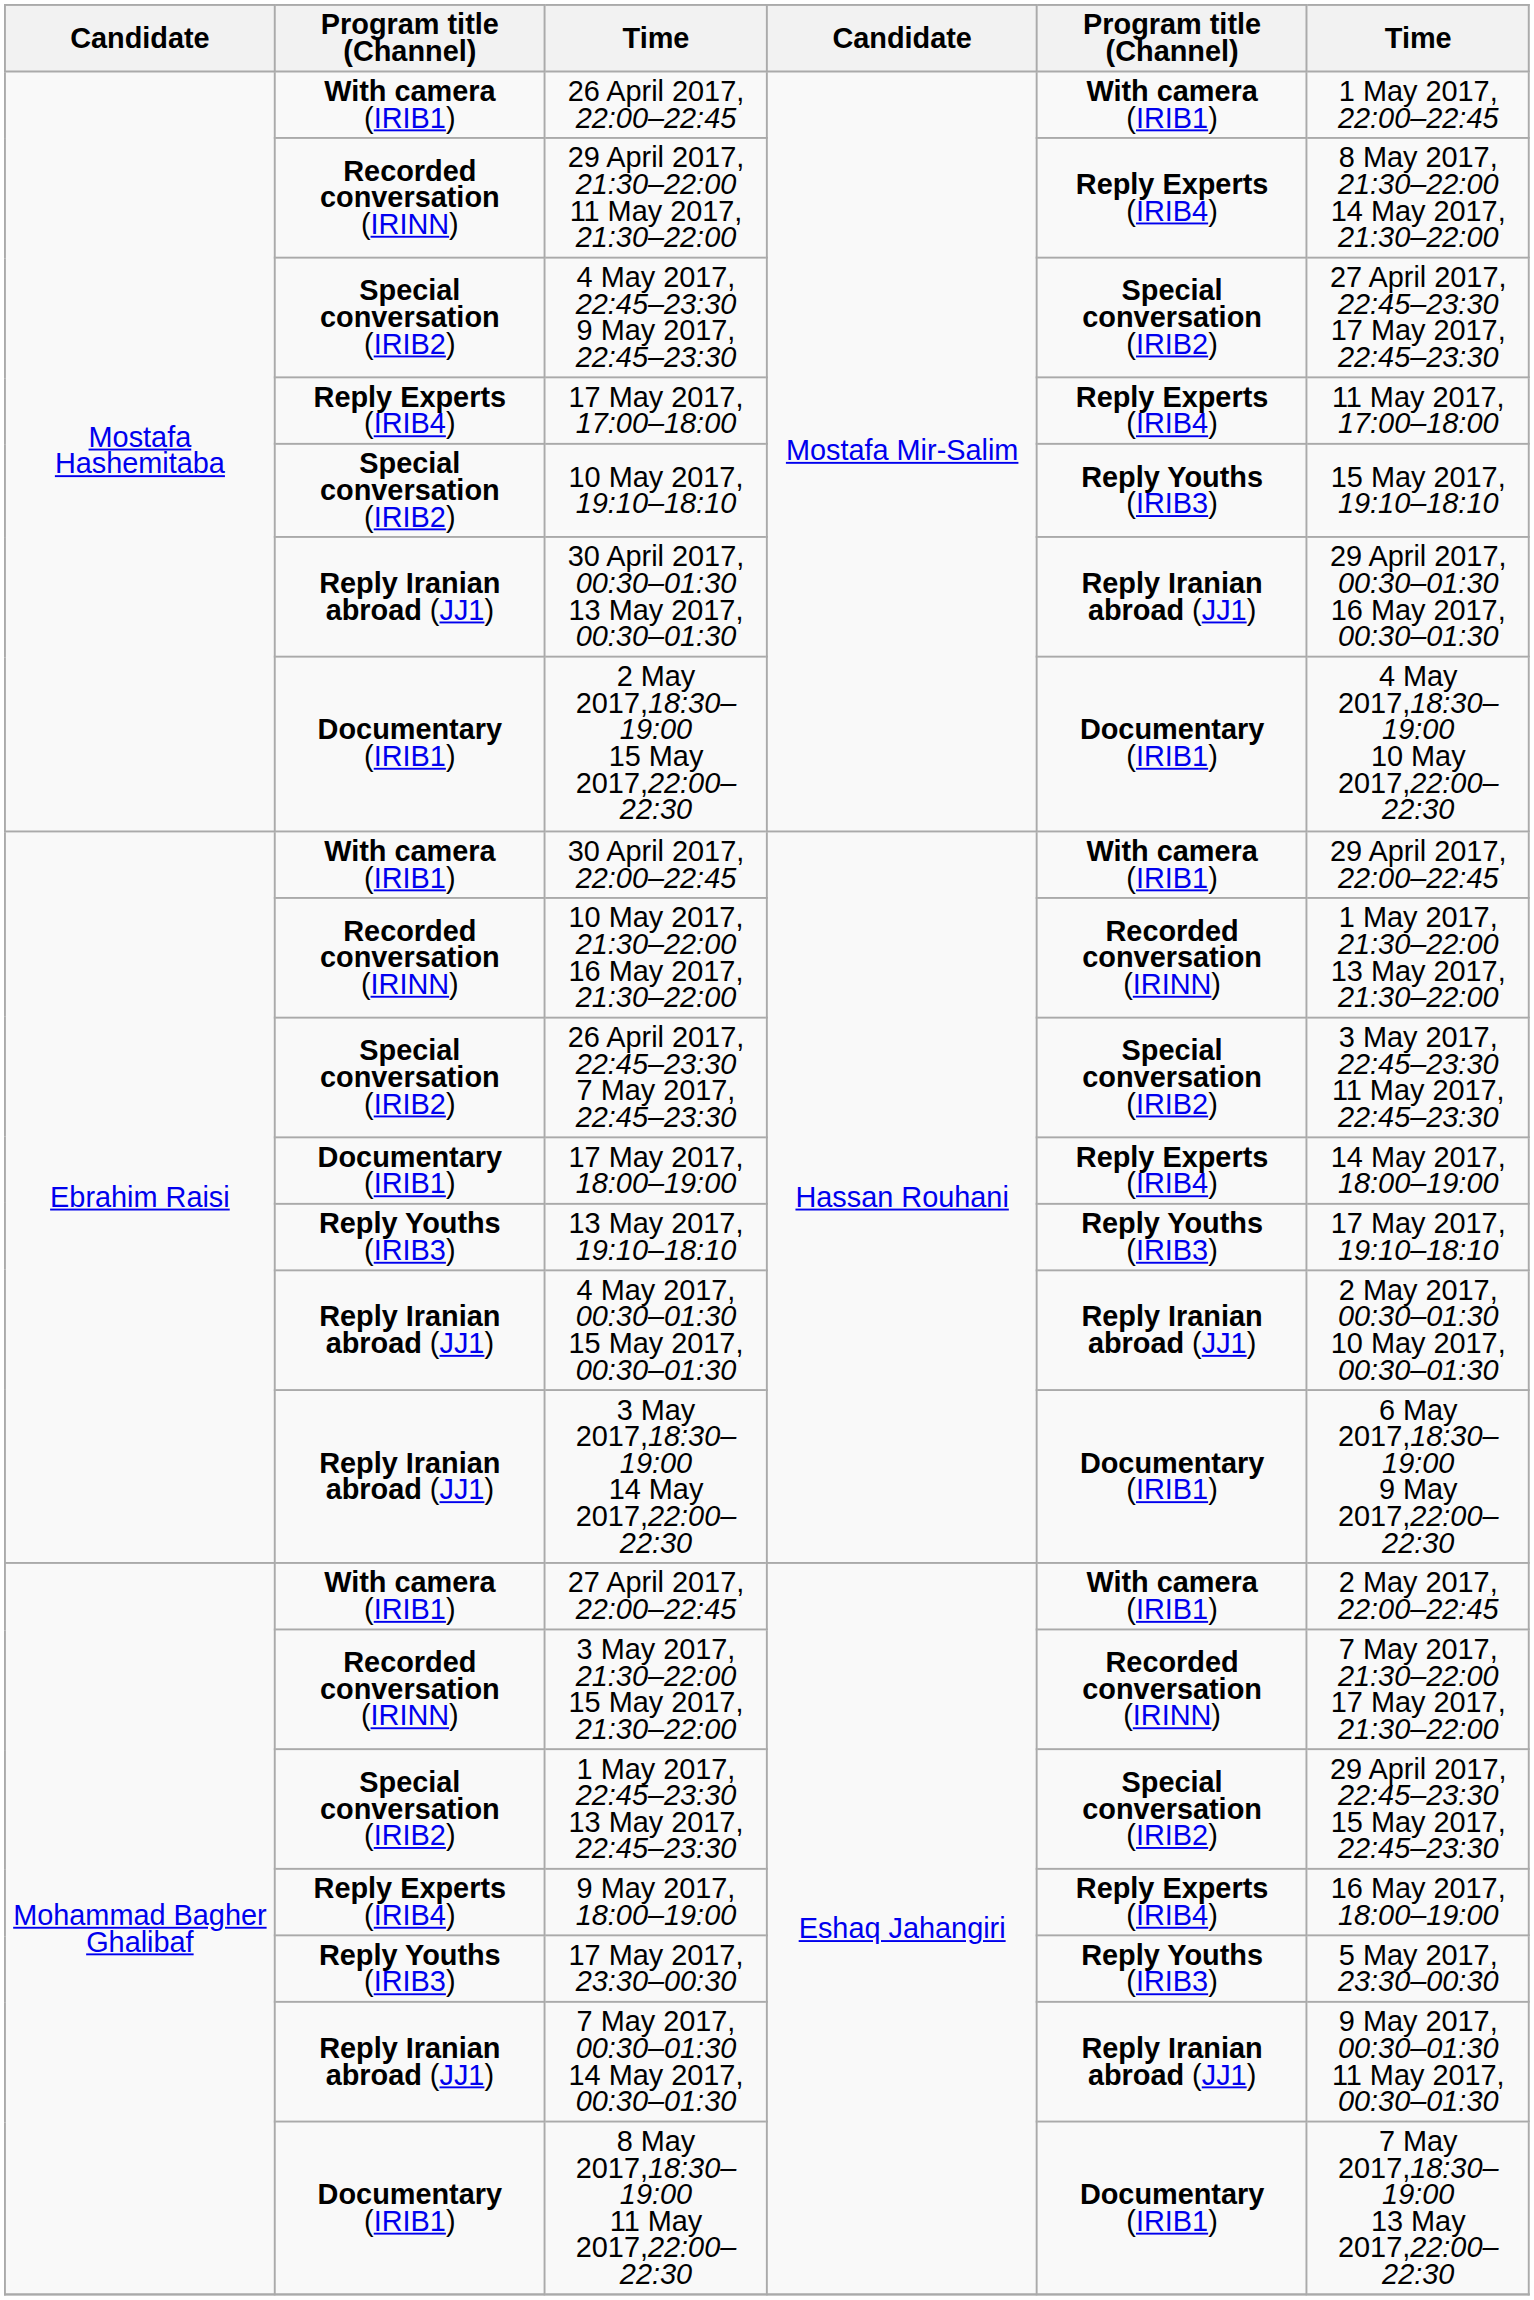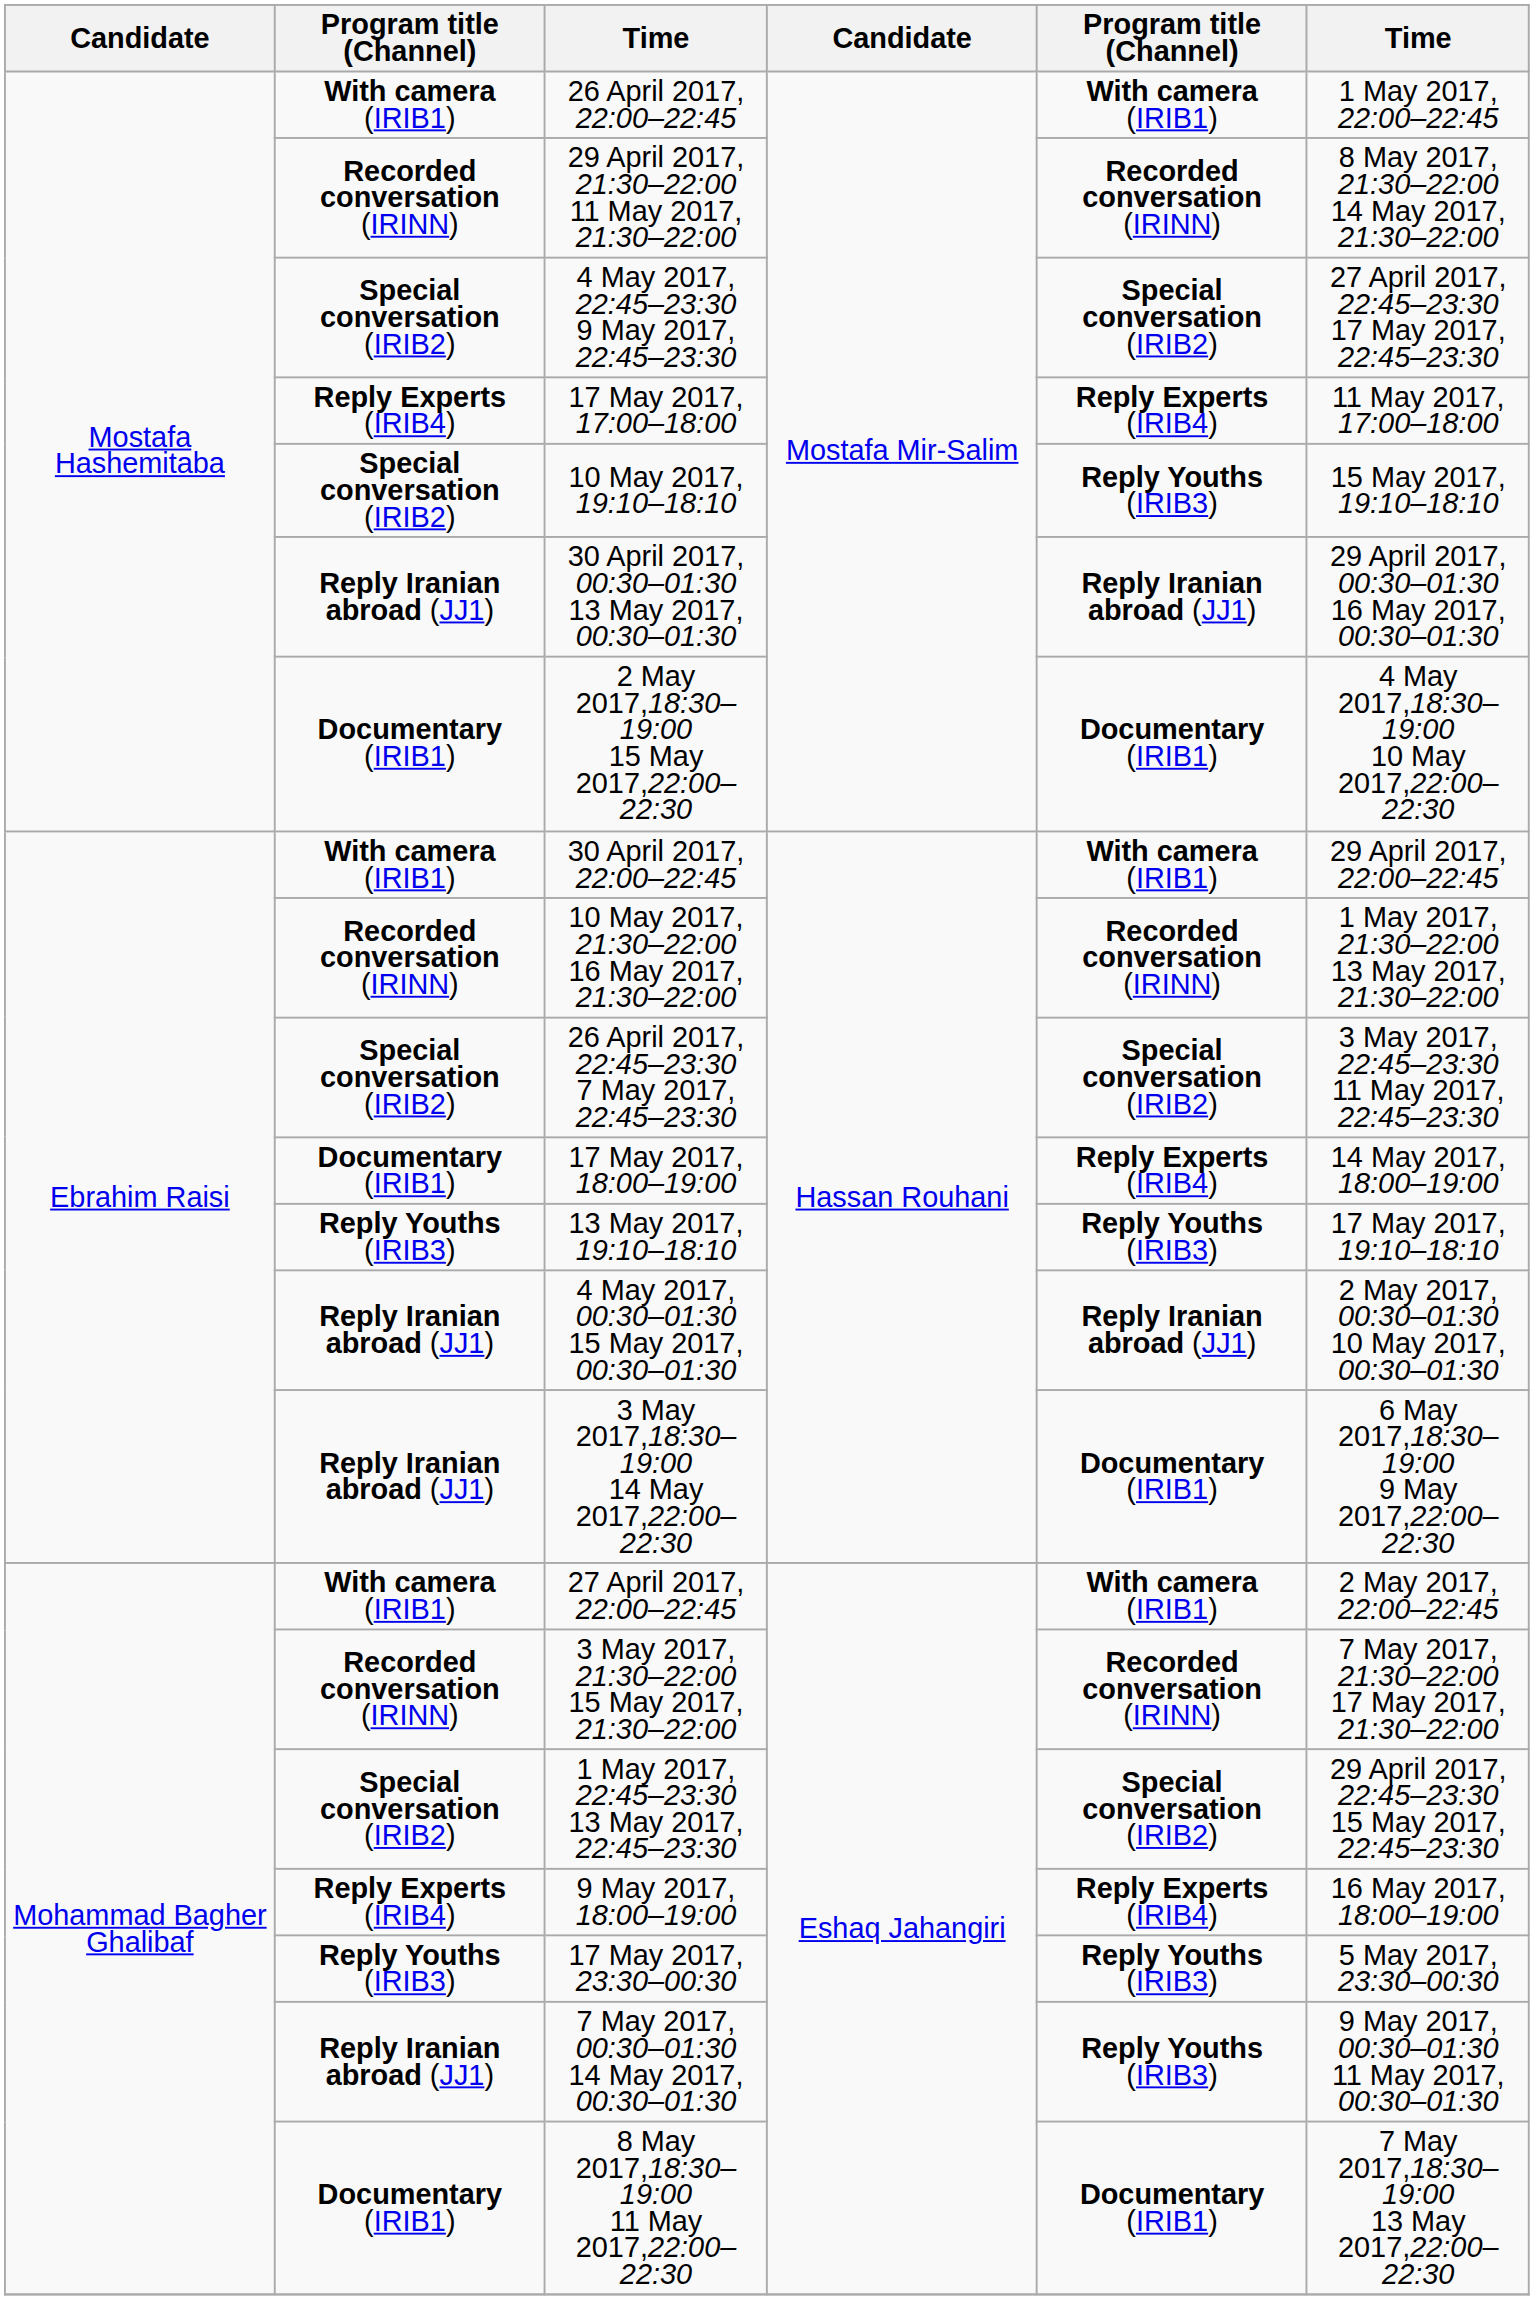(1172, 197) Reply Experts (IRIB4) -> (1172, 197) Recorded conversation (IRINN)
(1172, 2061) Reply Iranian abroad (JJ1) -> (1172, 2061) Reply Youths (IRIB3)
